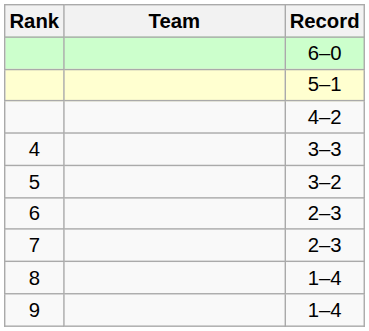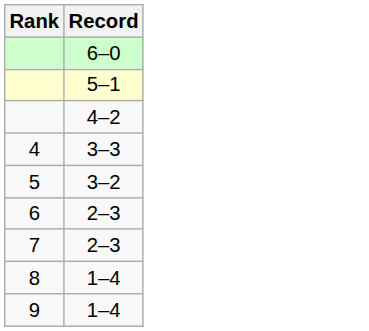- column: (174, 21)
